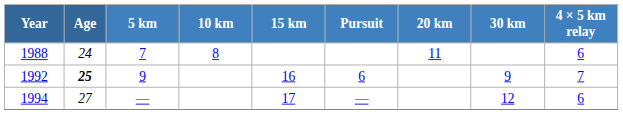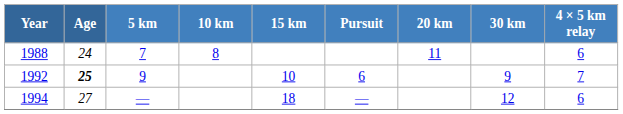(289, 76) 16 -> (289, 76) 10
(289, 98) 17 -> (289, 98) 18
